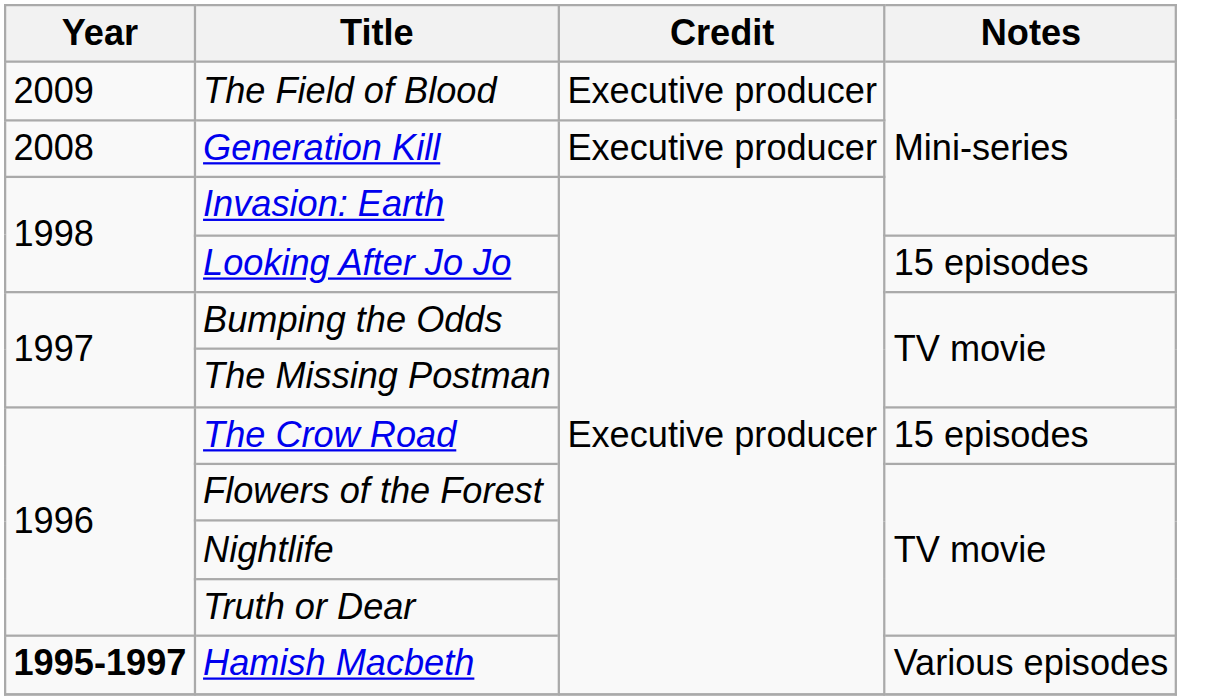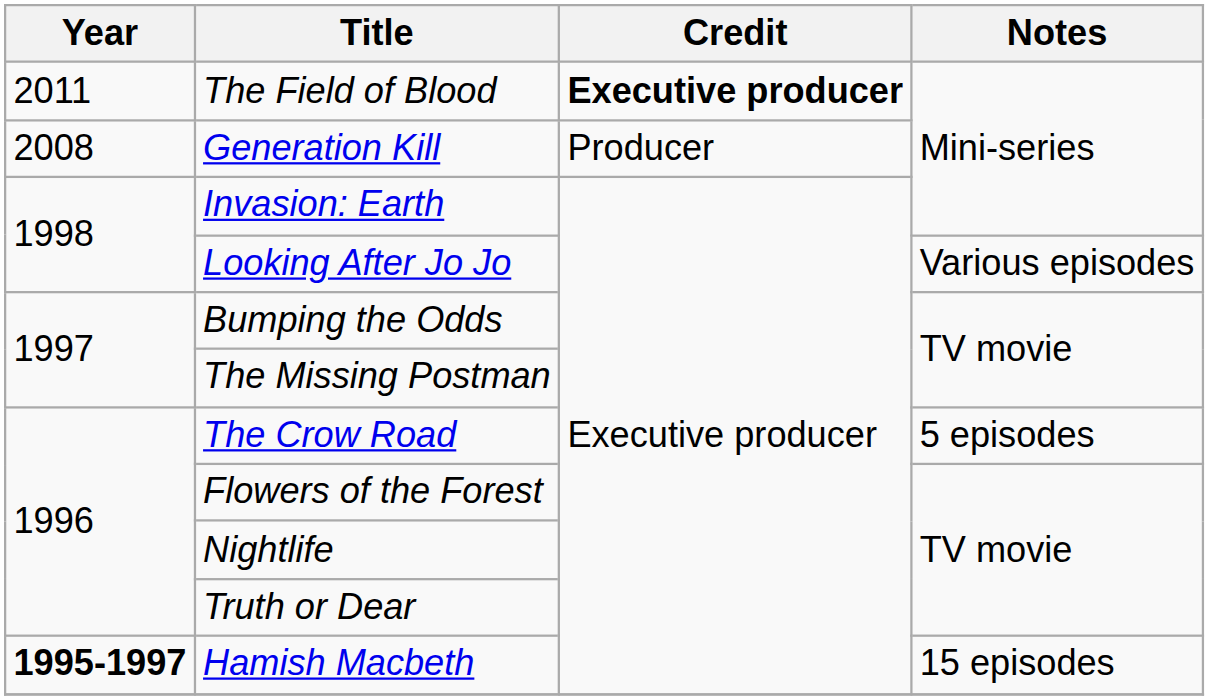(54, 90) 2009 -> (52, 90) 2011
(722, 90) normal -> (735, 90) bold
(722, 147) Executive producer -> (641, 147) Producer
(991, 262) 15 episodes -> (1057, 262) Various episodes
(991, 434) 15 episodes -> (1007, 434) 5 episodes
(1031, 663) Various episodes -> (1017, 663) 15 episodes
